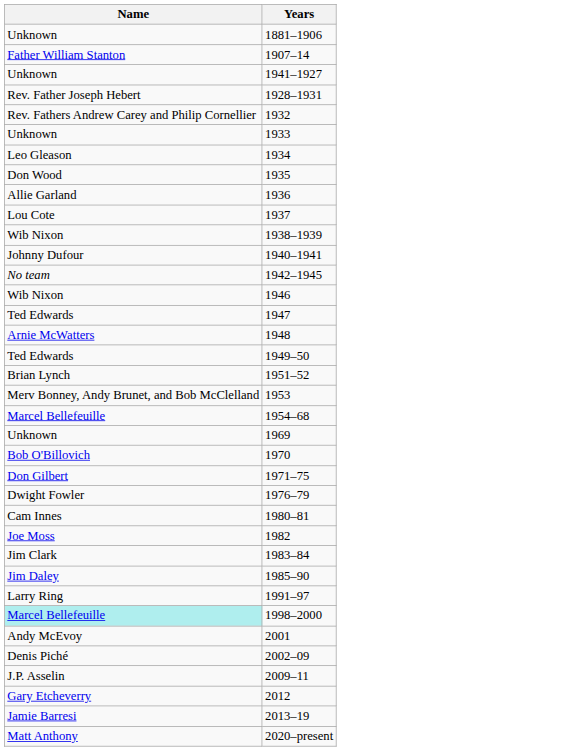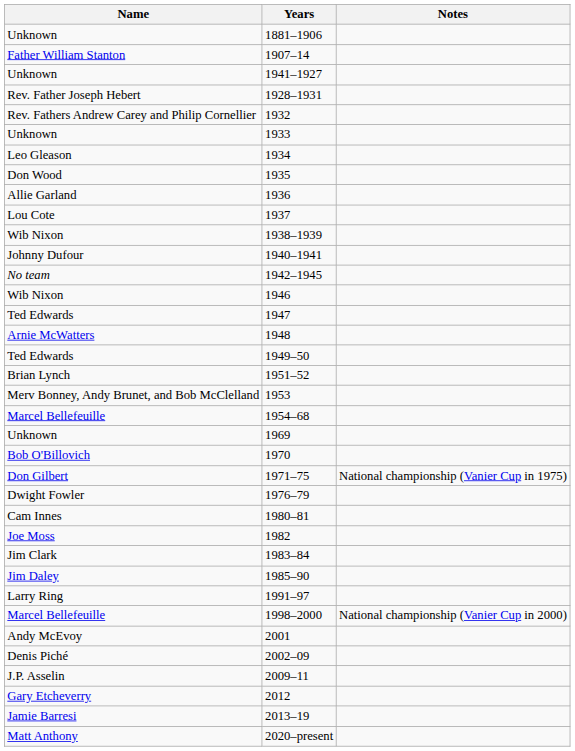+ column: (453, 14)
(56, 615) paleturquoise background -> (56, 615) no background
